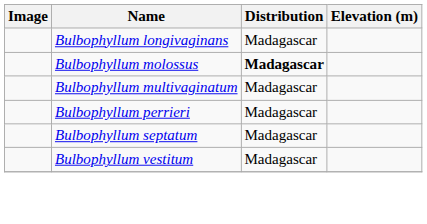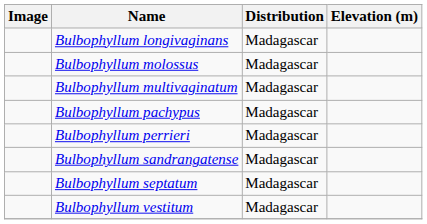(284, 64) bold -> (282, 64) normal
+ row: (127, 111)
+ row: (147, 159)
